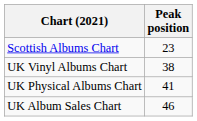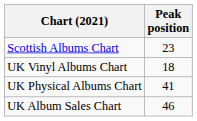(168, 67) 38 -> (168, 67) 18
